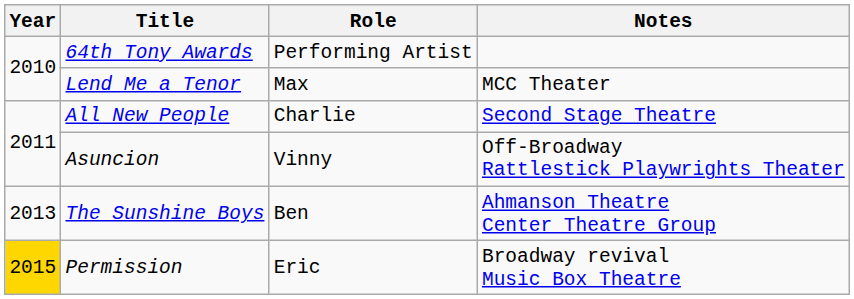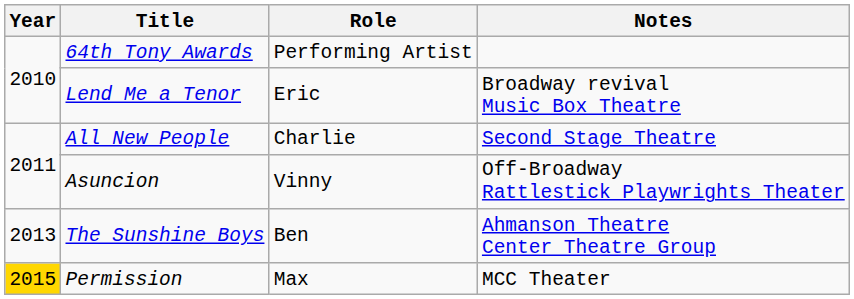(291, 84) Max -> (297, 95) Eric
(546, 84) MCC Theater -> (581, 95) Broadway revival Music Box Theatre
(297, 268) Eric -> (291, 279) Max
(581, 268) Broadway revival Music Box Theatre -> (546, 279) MCC Theater
